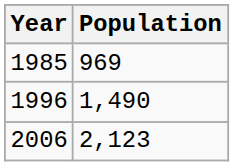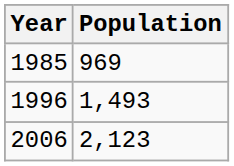(115, 102) 1,490 -> (115, 102) 1,493
